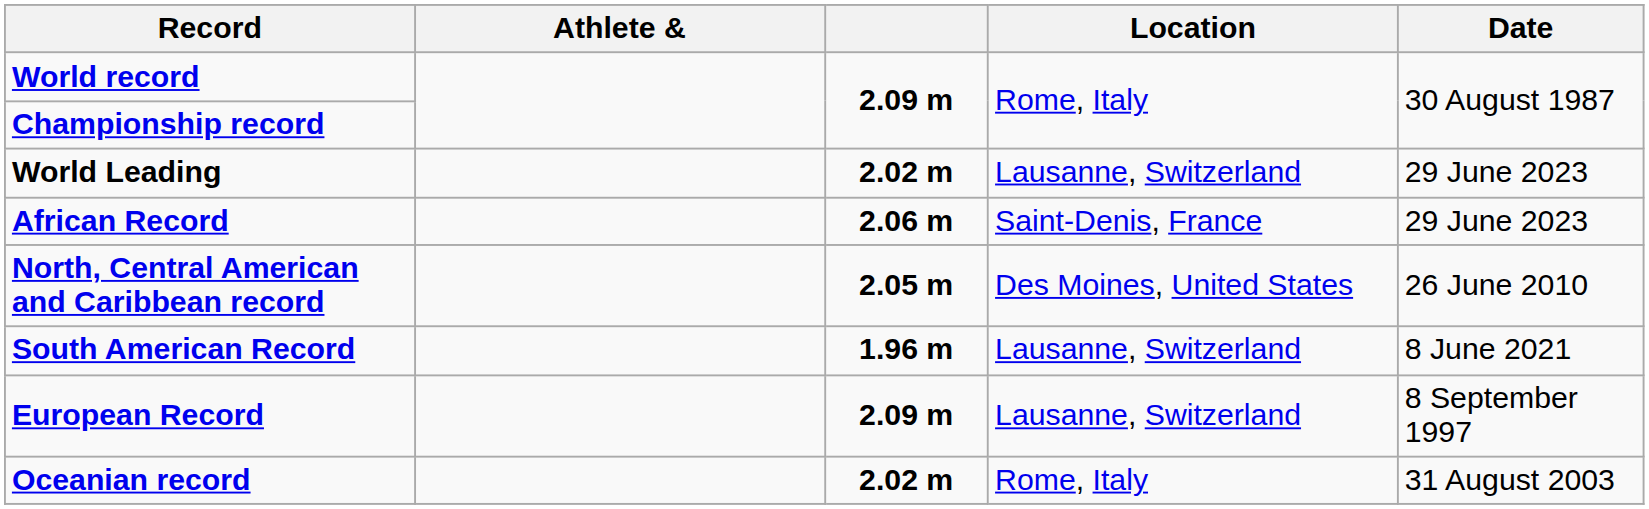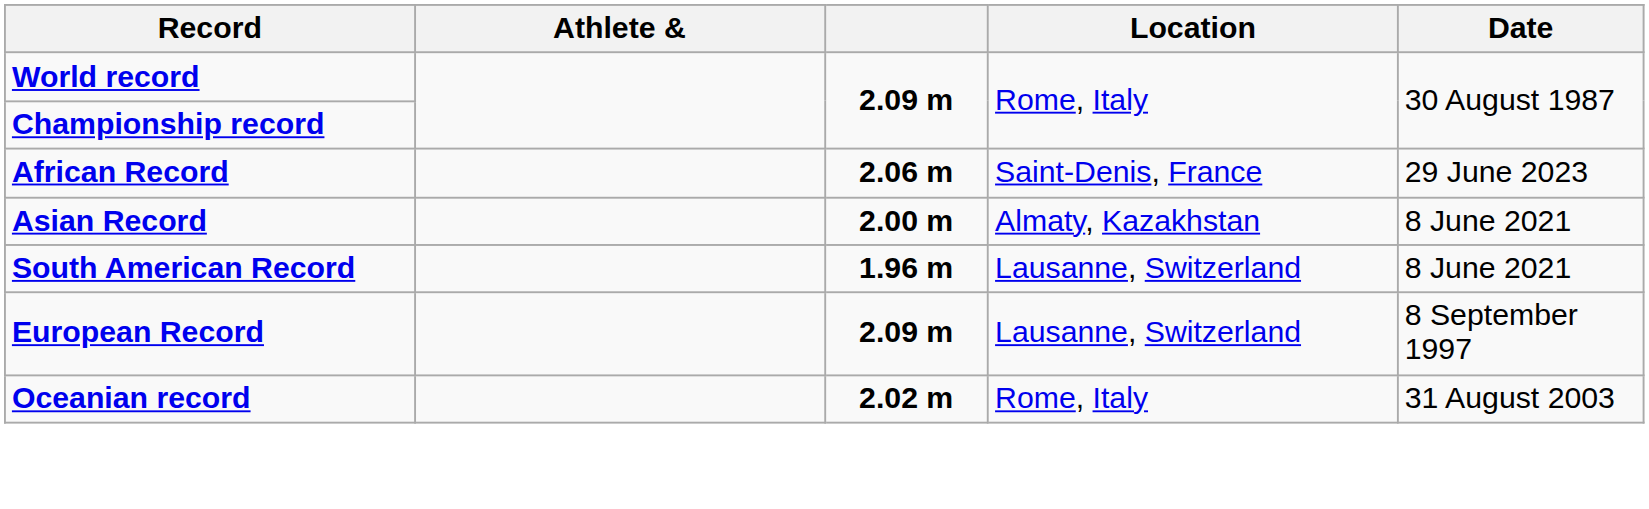- row: (117, 172)
+ row: (109, 220)
- row: (185, 285)
